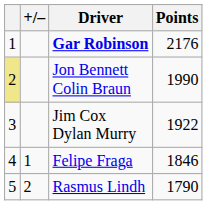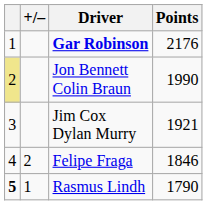(182, 125) 1922 -> (182, 125) 1921
(28, 160) 1 -> (28, 160) 2
(12, 187) normal -> (12, 187) bold
(28, 187) 2 -> (28, 187) 1
